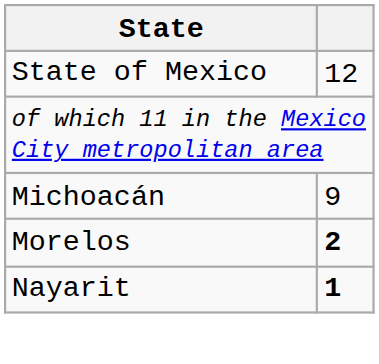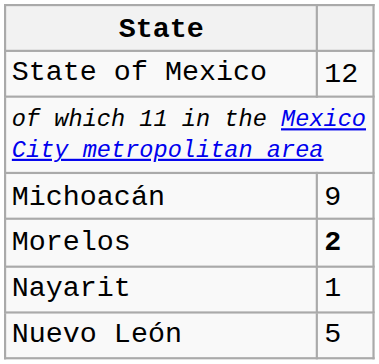(333, 289) bold -> (333, 289) normal
+ row: (97, 335)
